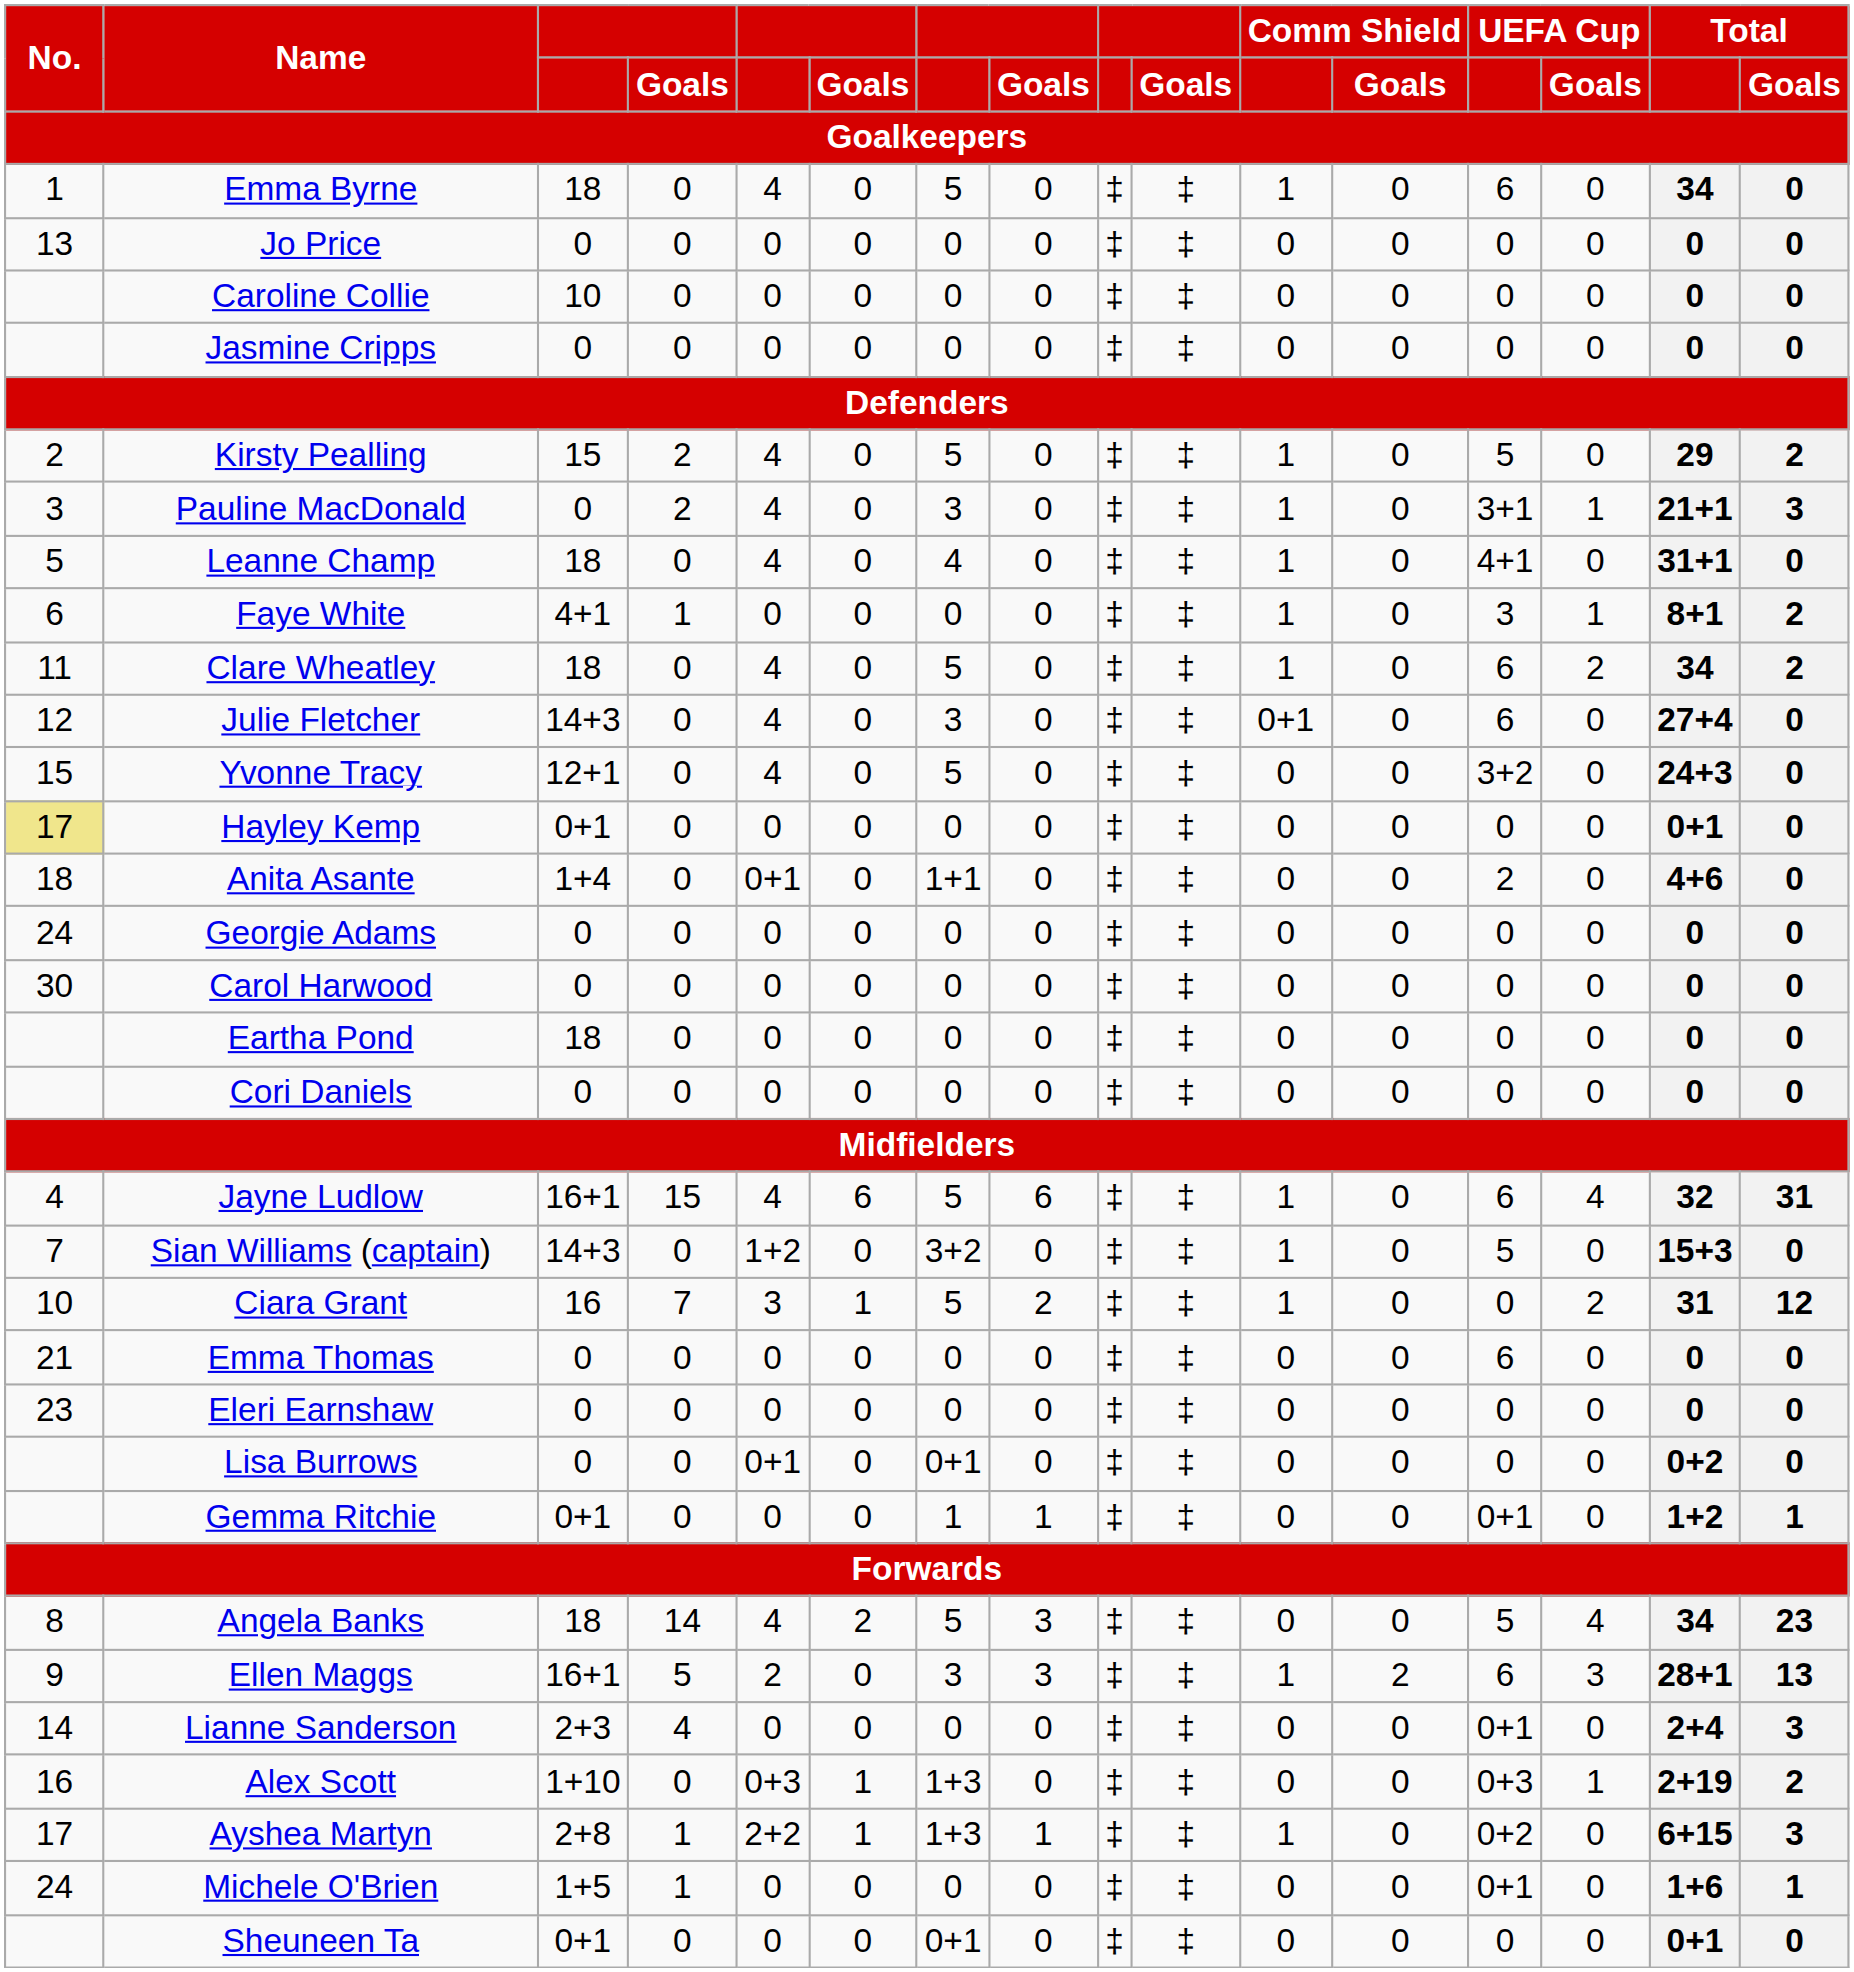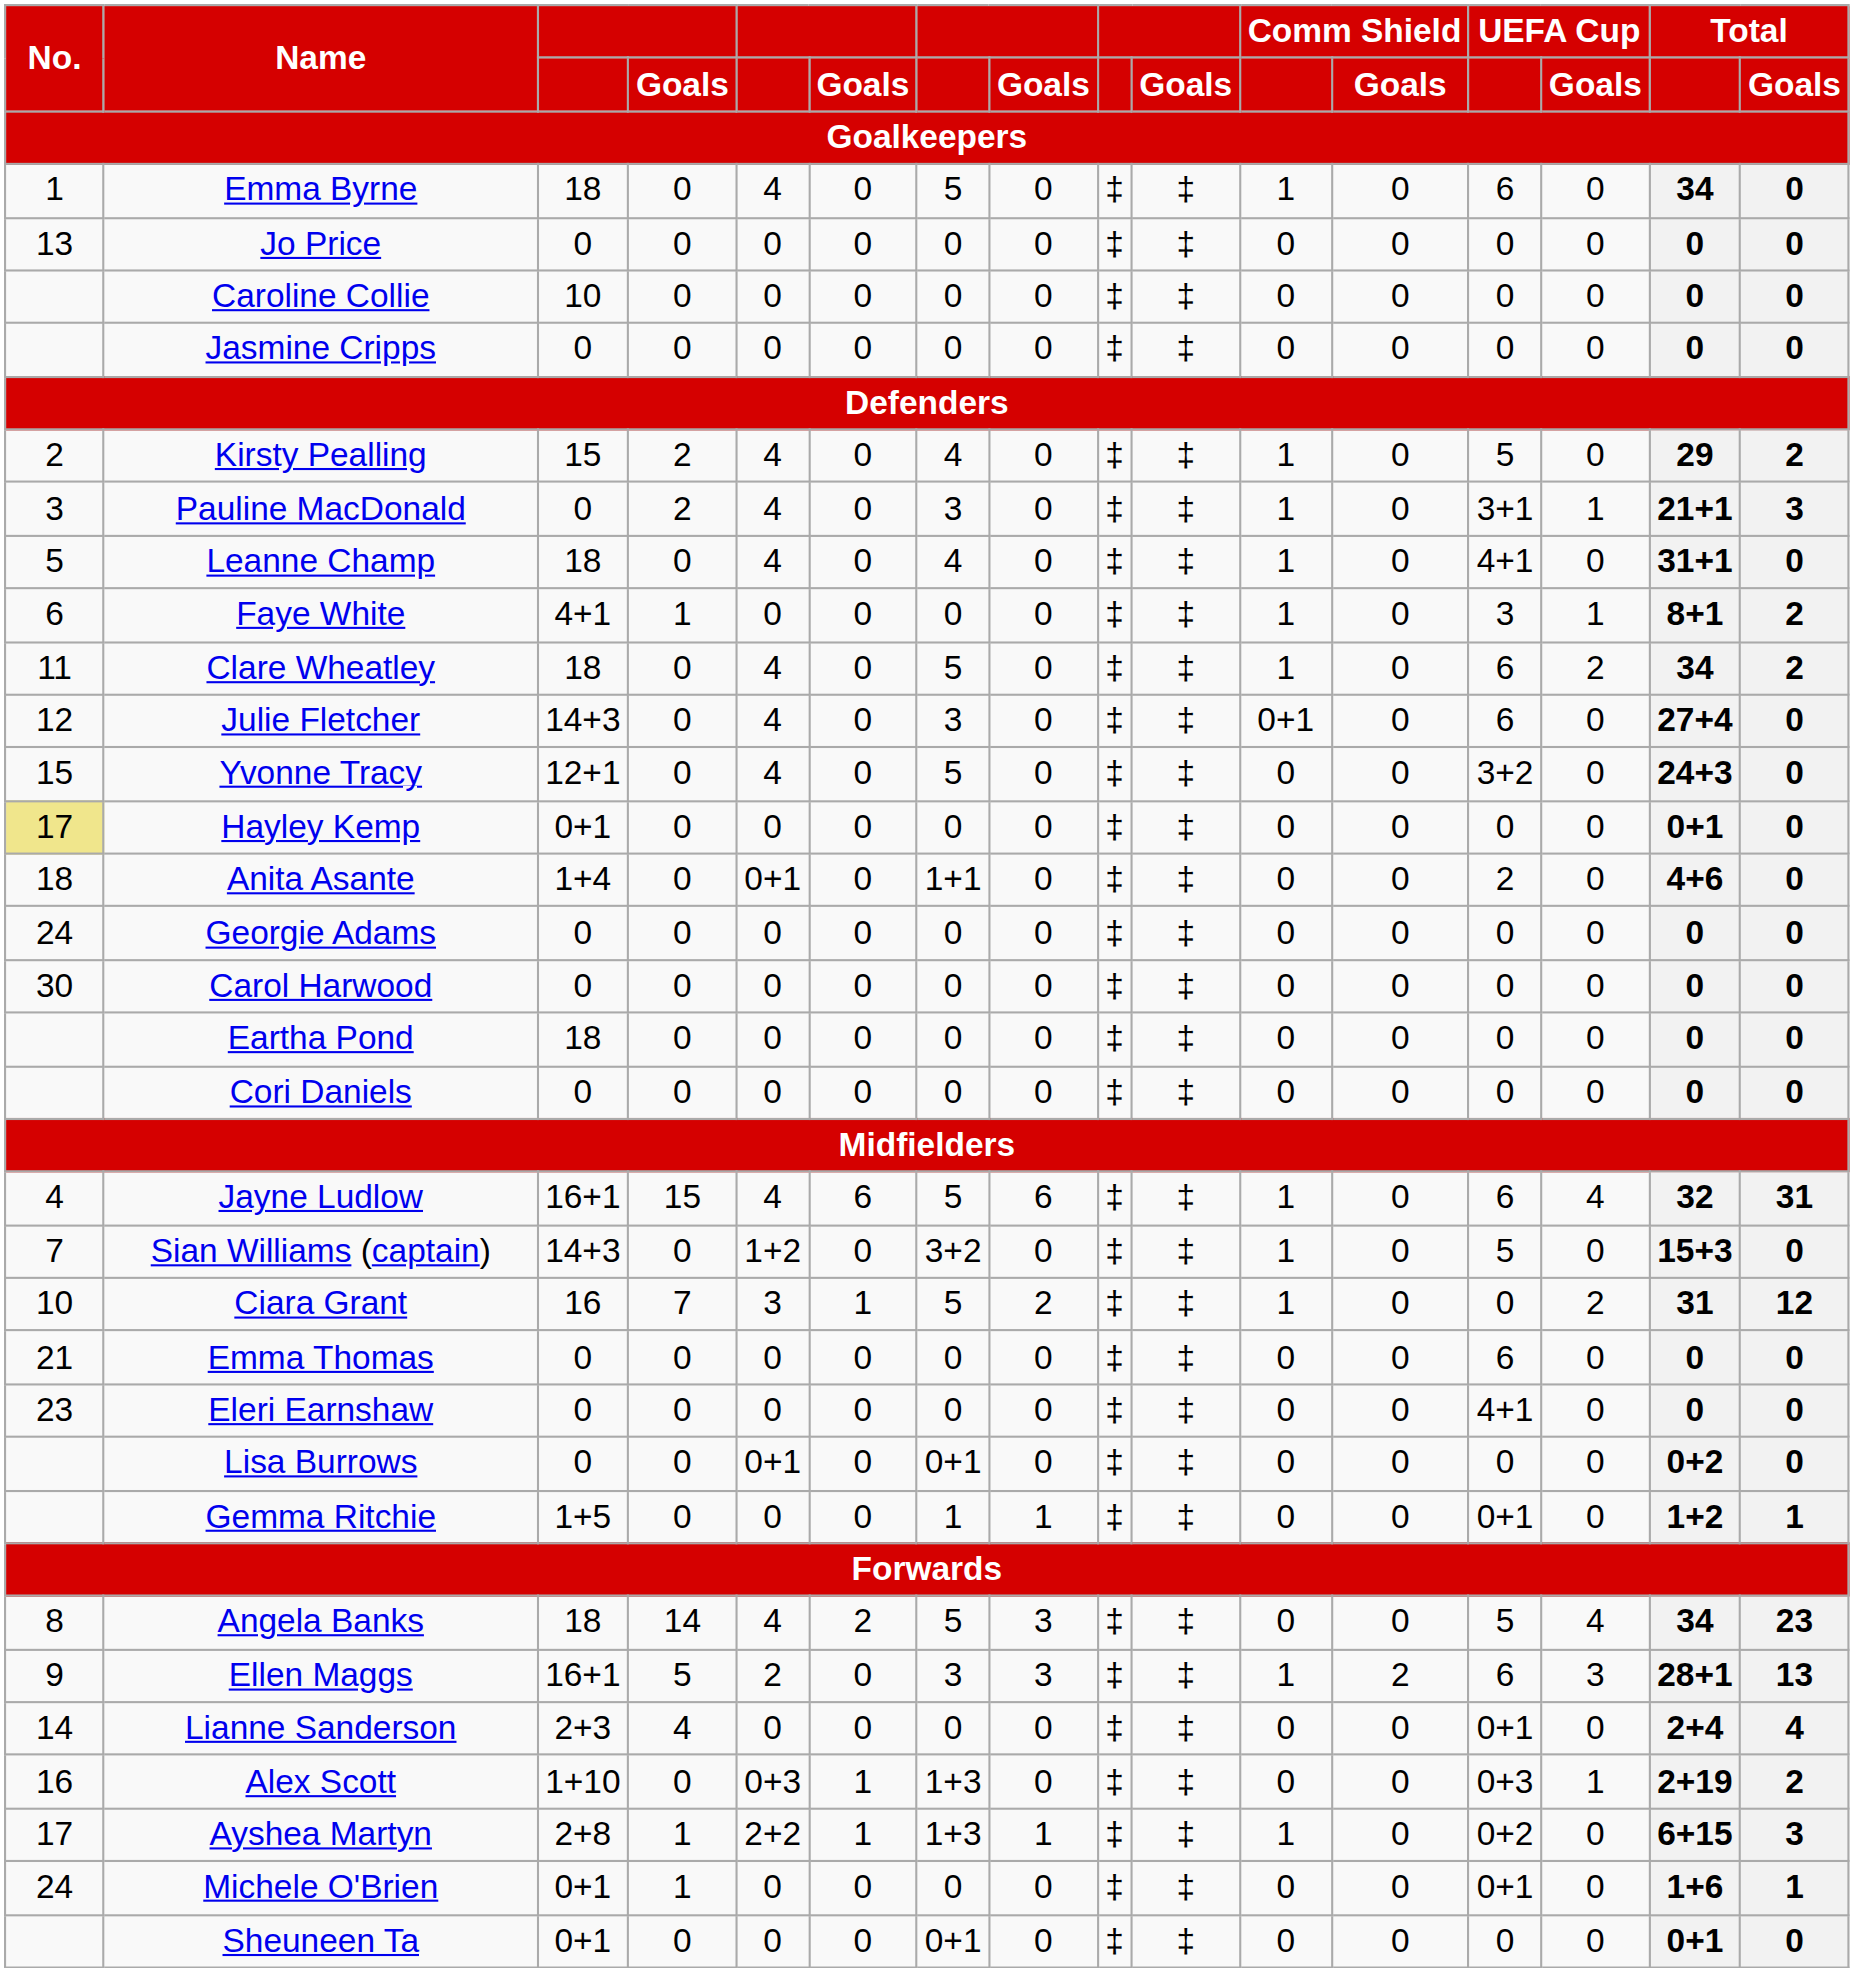(953, 455) 5 -> (953, 455) 4
(1505, 1409) 0 -> (1505, 1409) 4+1
(583, 1515) 0+1 -> (583, 1515) 1+5
(1794, 1728) 3 -> (1794, 1728) 4
(583, 1887) 1+5 -> (583, 1887) 0+1
